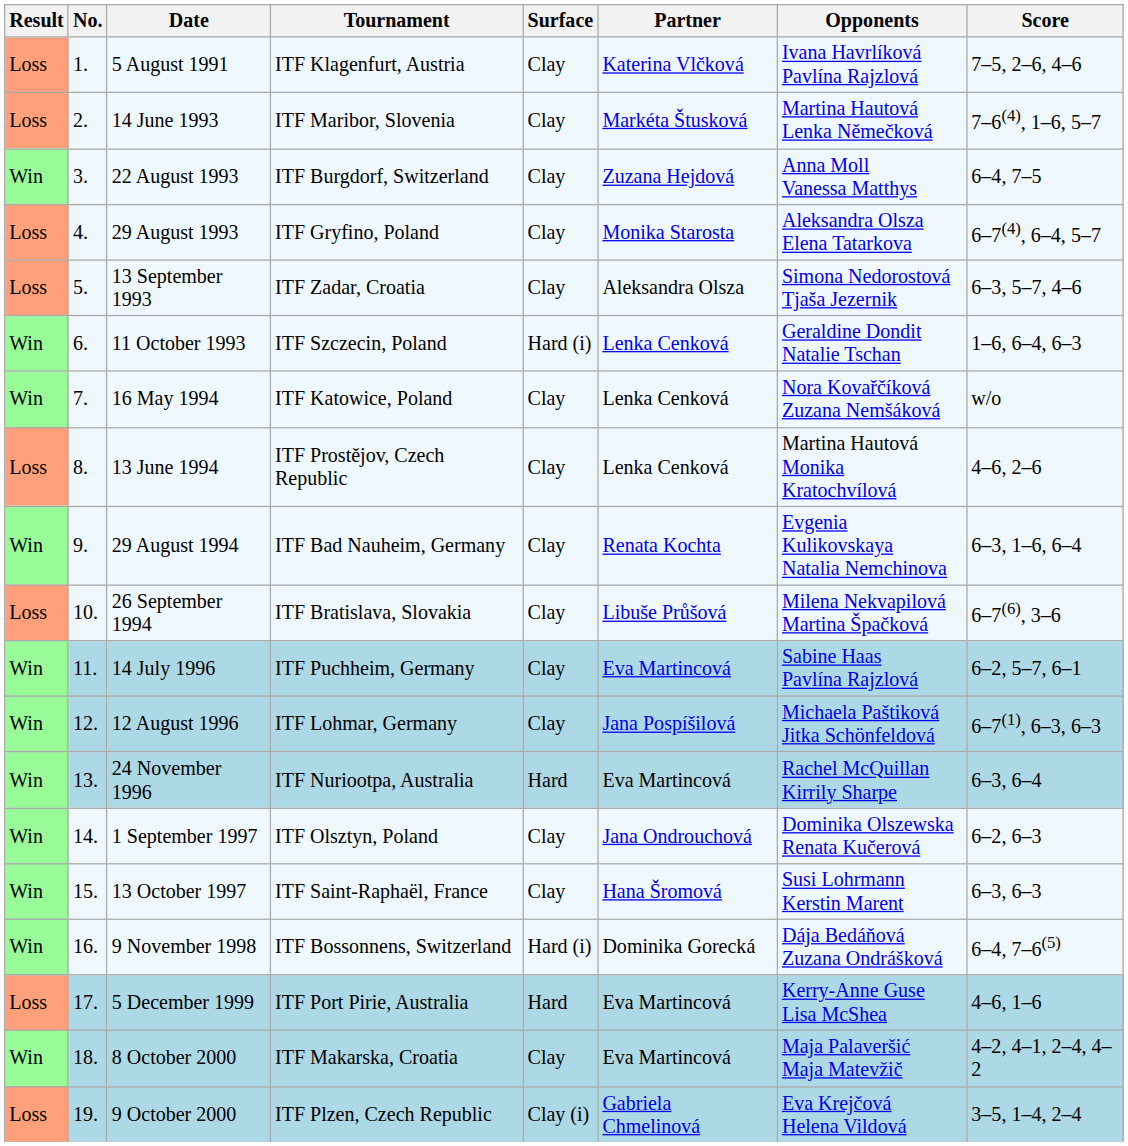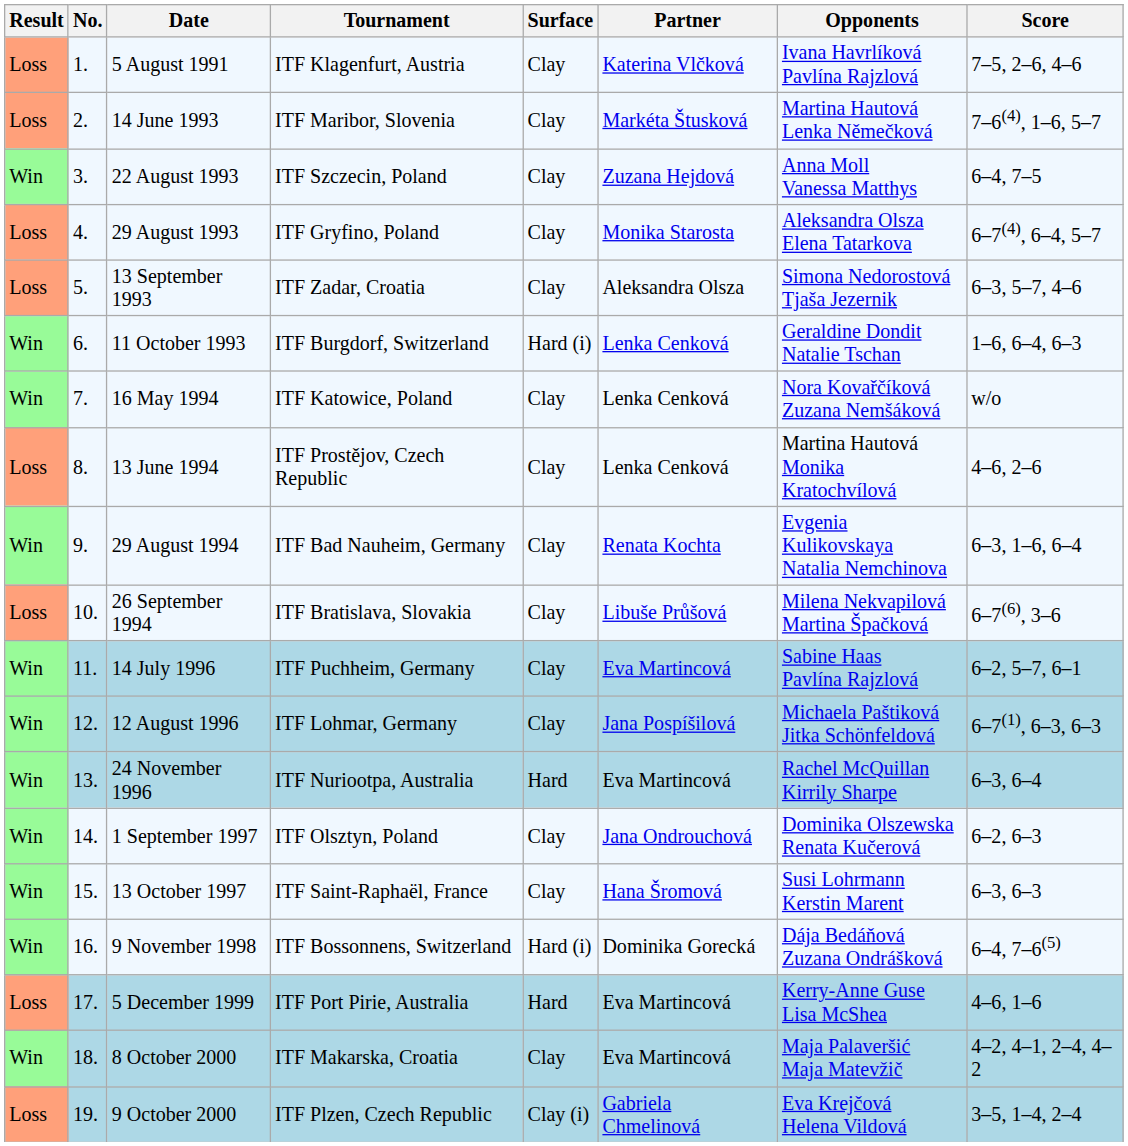(382, 175) ITF Burgdorf, Switzerland -> (361, 175) ITF Szczecin, Poland
(361, 342) ITF Szczecin, Poland -> (382, 342) ITF Burgdorf, Switzerland
